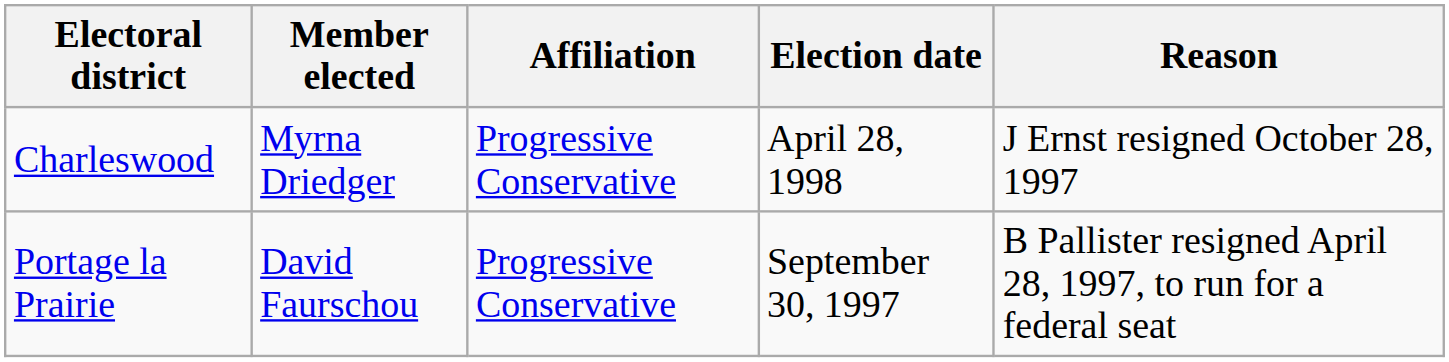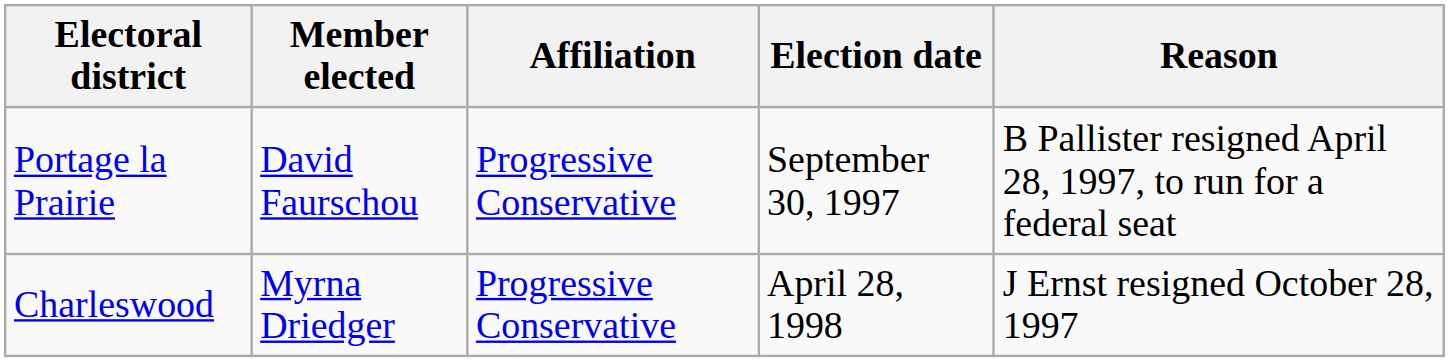rows swapped: (90, 282) <-> (114, 158)
